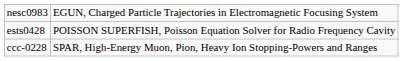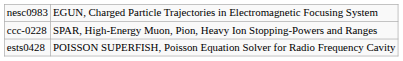rows swapped: (26, 30) <-> (27, 47)
